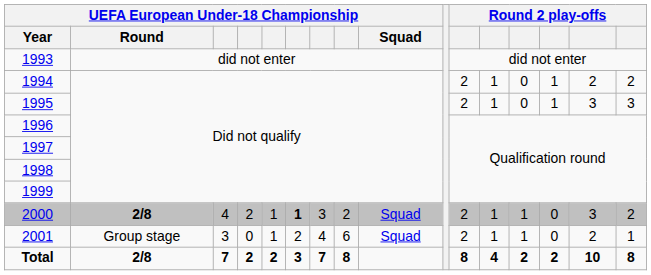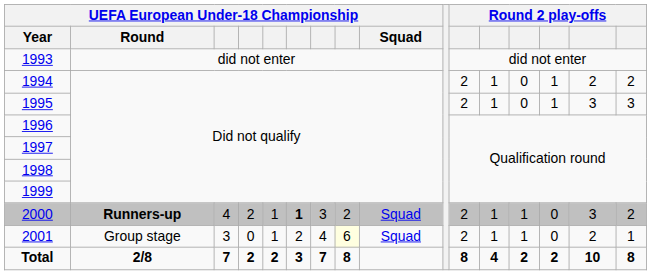(142, 214) 2/8 -> (142, 214) Runners-up
(346, 236) no background -> (347, 236) lightyellow background
